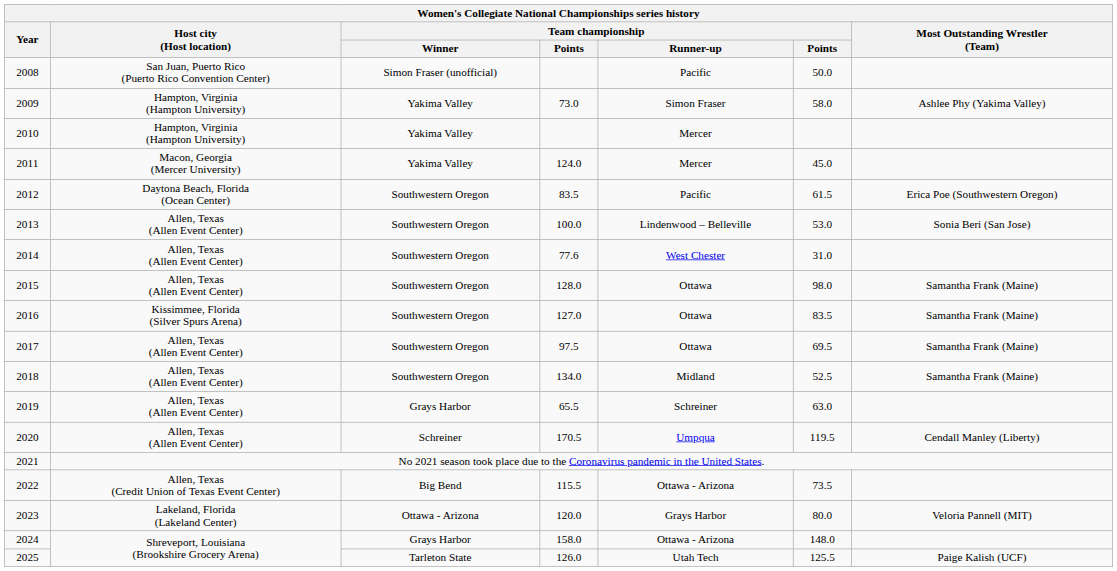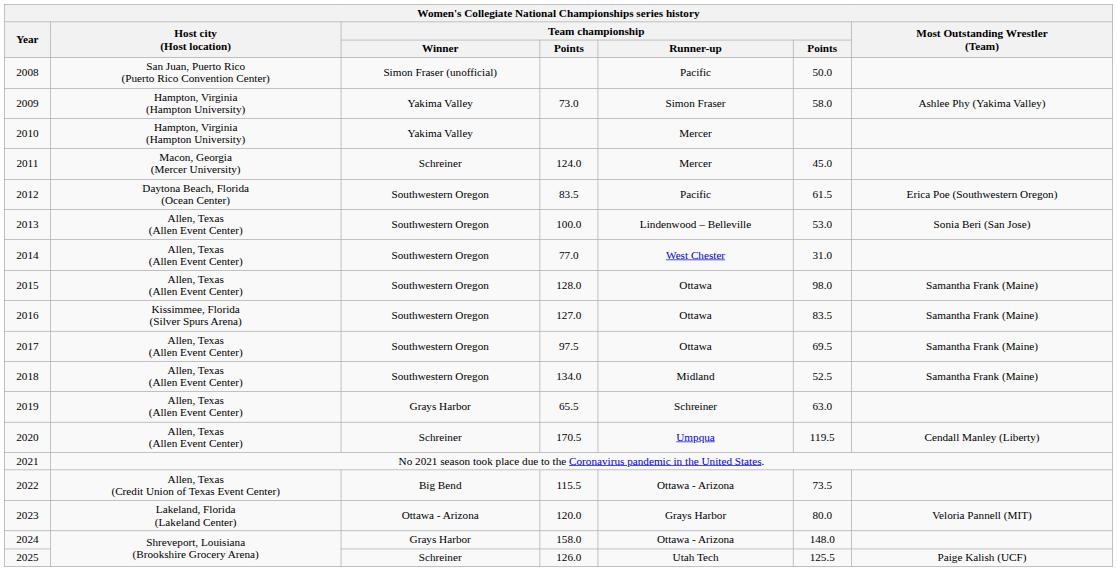(440, 164) Yakima Valley -> (440, 164) Schreiner
(569, 255) 77.6 -> (569, 255) 77.0
(440, 557) Tarleton State -> (440, 557) Schreiner
